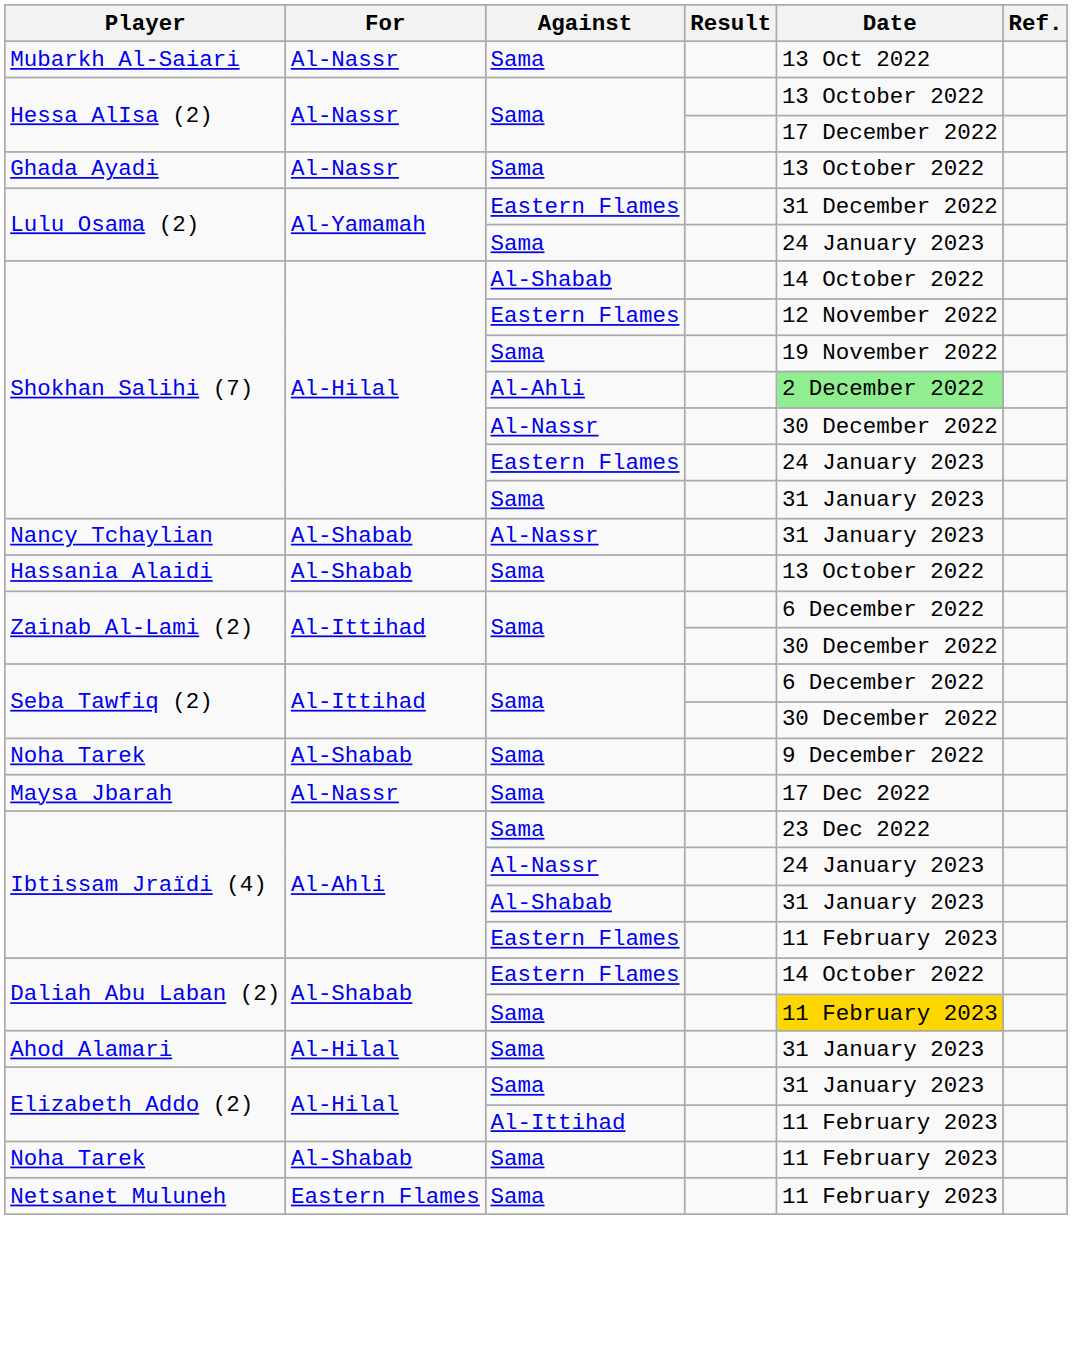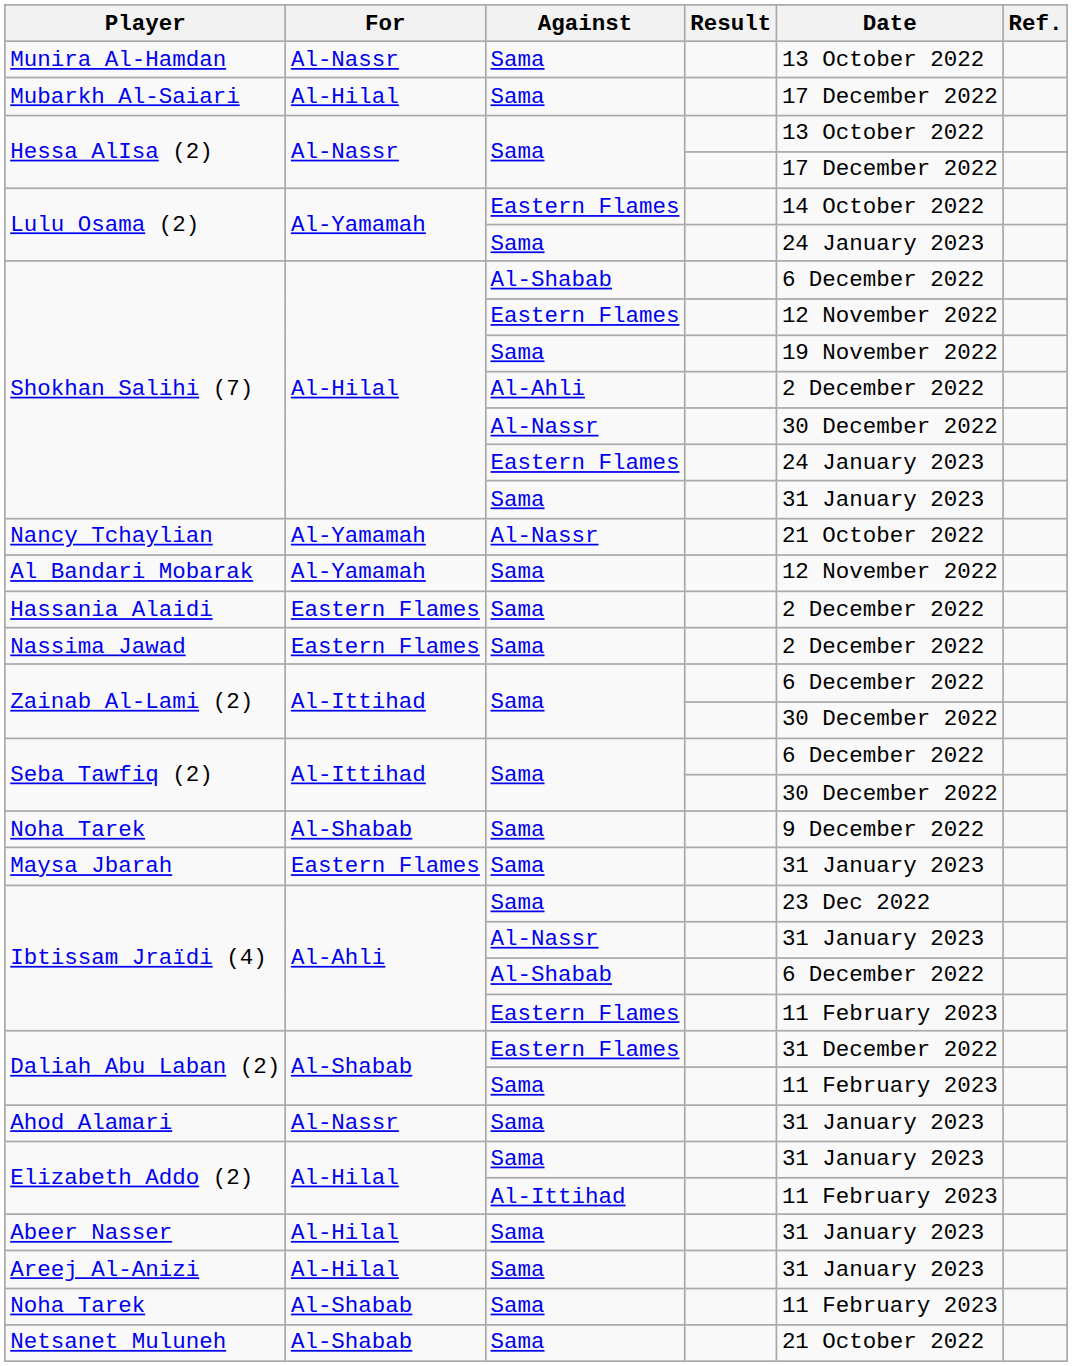+ row: (118, 60)
(345, 60) Al-Nassr -> (345, 97) Al-Hilal
(856, 60) 13 Oct 2022 -> (890, 97) 17 December 2022
- row: (84, 170)
(890, 206) 31 December 2022 -> (883, 206) 14 October 2022
(883, 280) 14 October 2022 -> (883, 280) 6 December 2022
(883, 390) lightgreen background -> (883, 390) no background
(352, 536) Al-Shabab -> (358, 536) Al-Yamamah
(883, 536) 31 January 2023 -> (883, 536) 21 October 2022
+ row: (132, 573)
(352, 573) Al-Shabab -> (385, 610) Eastern Flames
(883, 573) 13 October 2022 -> (883, 610) 2 December 2022
+ row: (98, 646)
(345, 793) Al-Nassr -> (385, 866) Eastern Flames
(856, 793) 17 Dec 2022 -> (883, 866) 31 January 2023
(883, 866) 24 January 2023 -> (883, 940) 31 January 2023
(883, 903) 31 January 2023 -> (883, 976) 6 December 2022
(883, 976) 14 October 2022 -> (890, 1050) 31 December 2022
(890, 1013) gold background -> (890, 1086) no background
(345, 1050) Al-Hilal -> (345, 1123) Al-Nassr
+ row: (91, 1233)
+ row: (105, 1269)
(385, 1196) Eastern Flames -> (352, 1343) Al-Shabab
(890, 1196) 11 February 2023 -> (883, 1343) 21 October 2022
